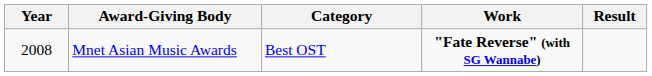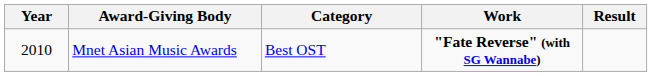(37, 50) 2008 -> (37, 50) 2010
